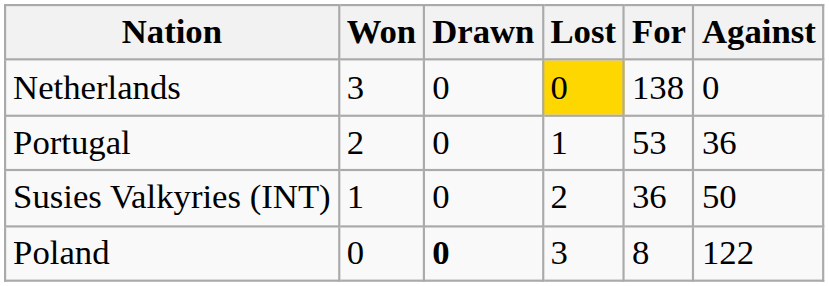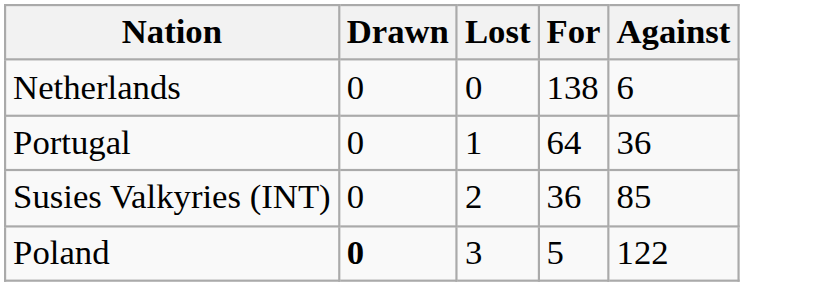- column: (381, 32)
(559, 87) gold background -> (474, 87) no background
(711, 87) 0 -> (625, 87) 6
(649, 142) 53 -> (564, 142) 64
(719, 197) 50 -> (634, 197) 85
(641, 252) 8 -> (555, 252) 5
